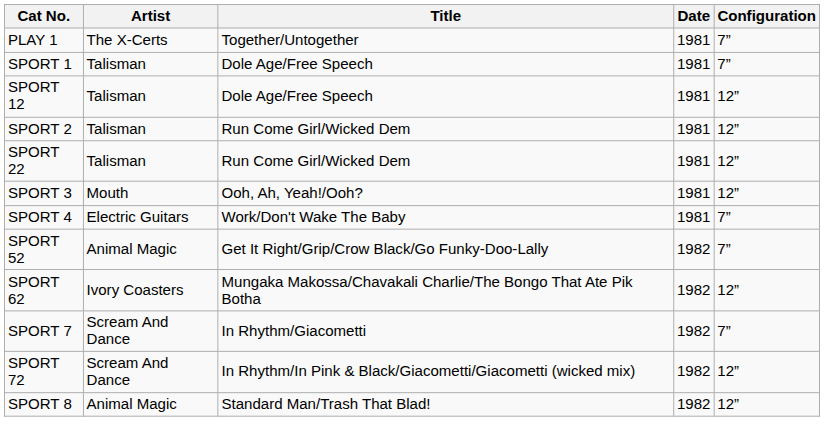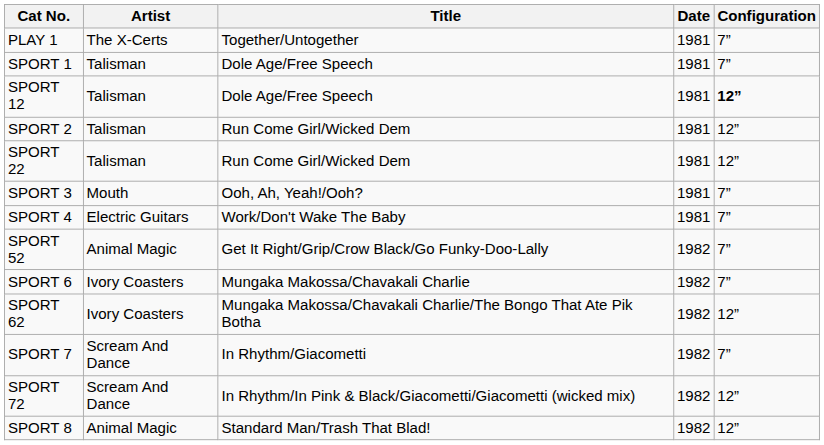(728, 96) normal -> (729, 96) bold
(728, 193) 12” -> (724, 193) 7”
+ row: (40, 281)
